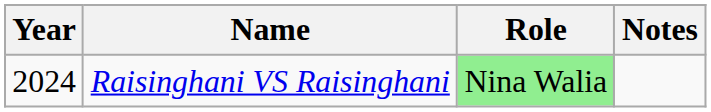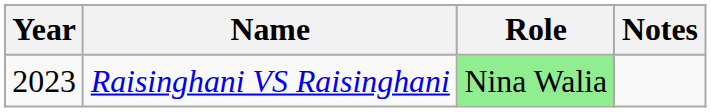(44, 80) 2024 -> (44, 80) 2023
